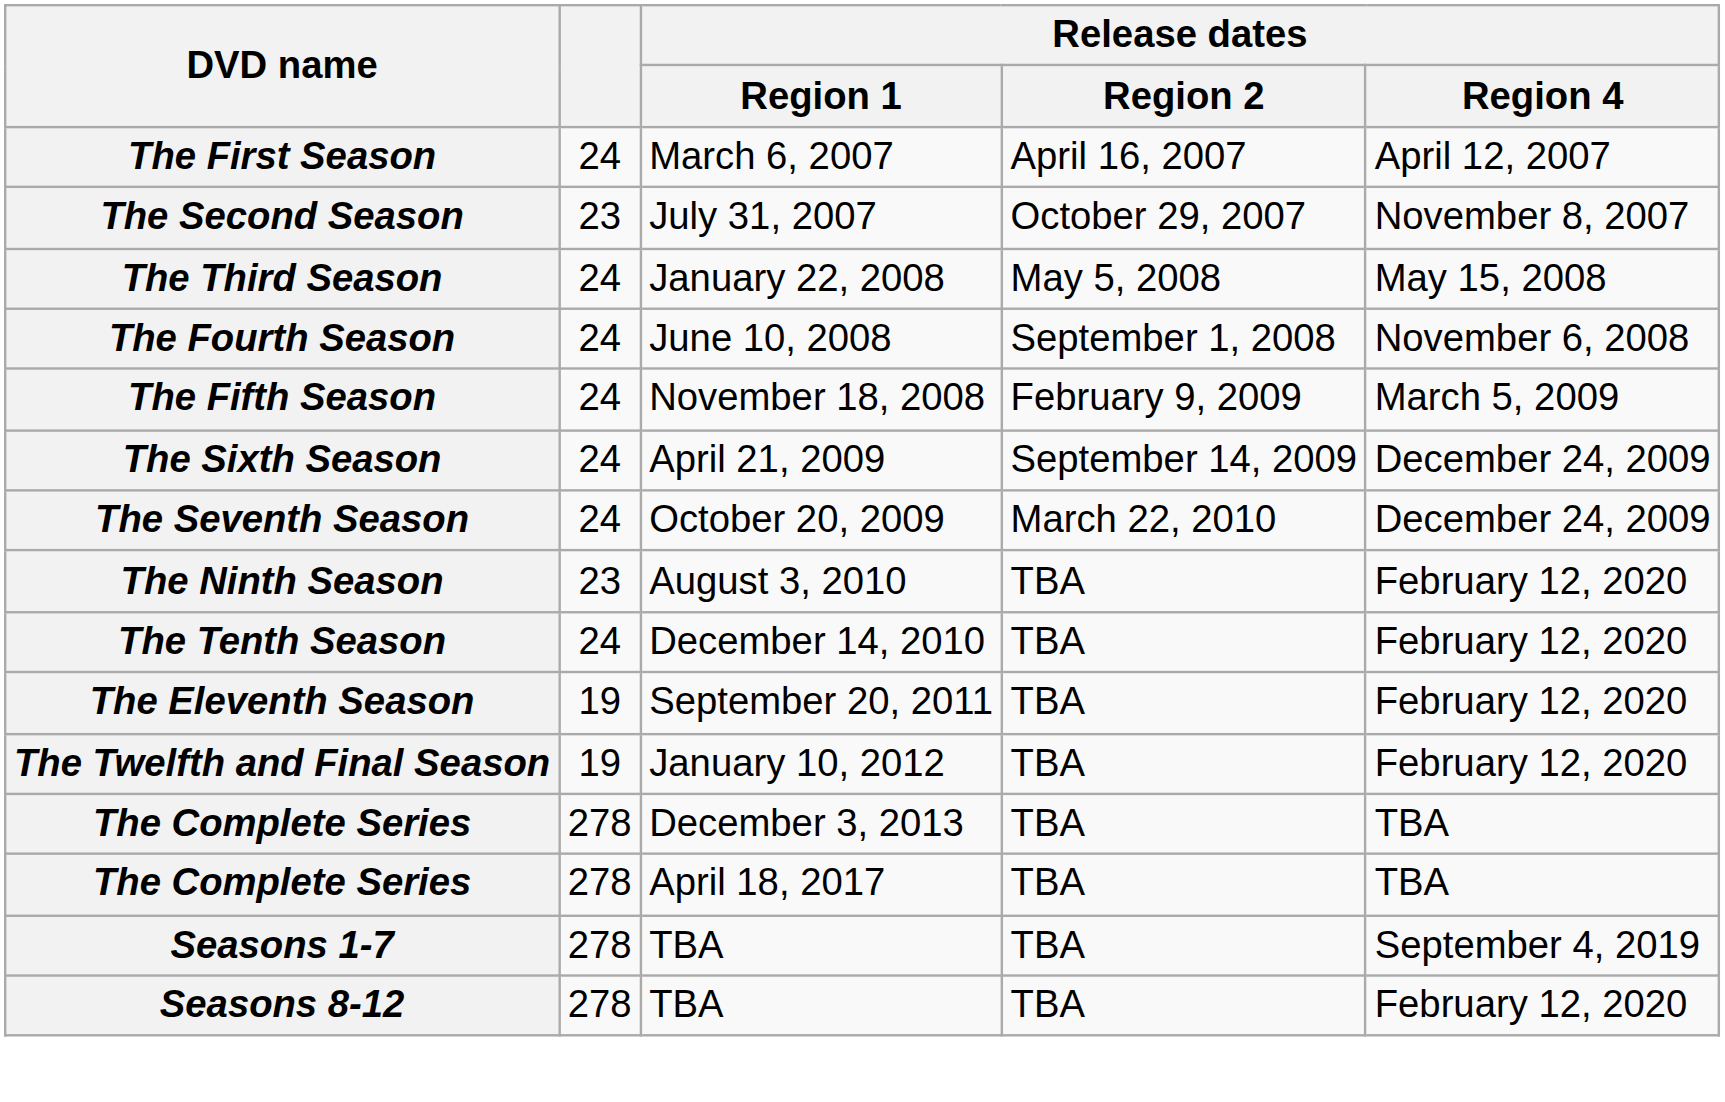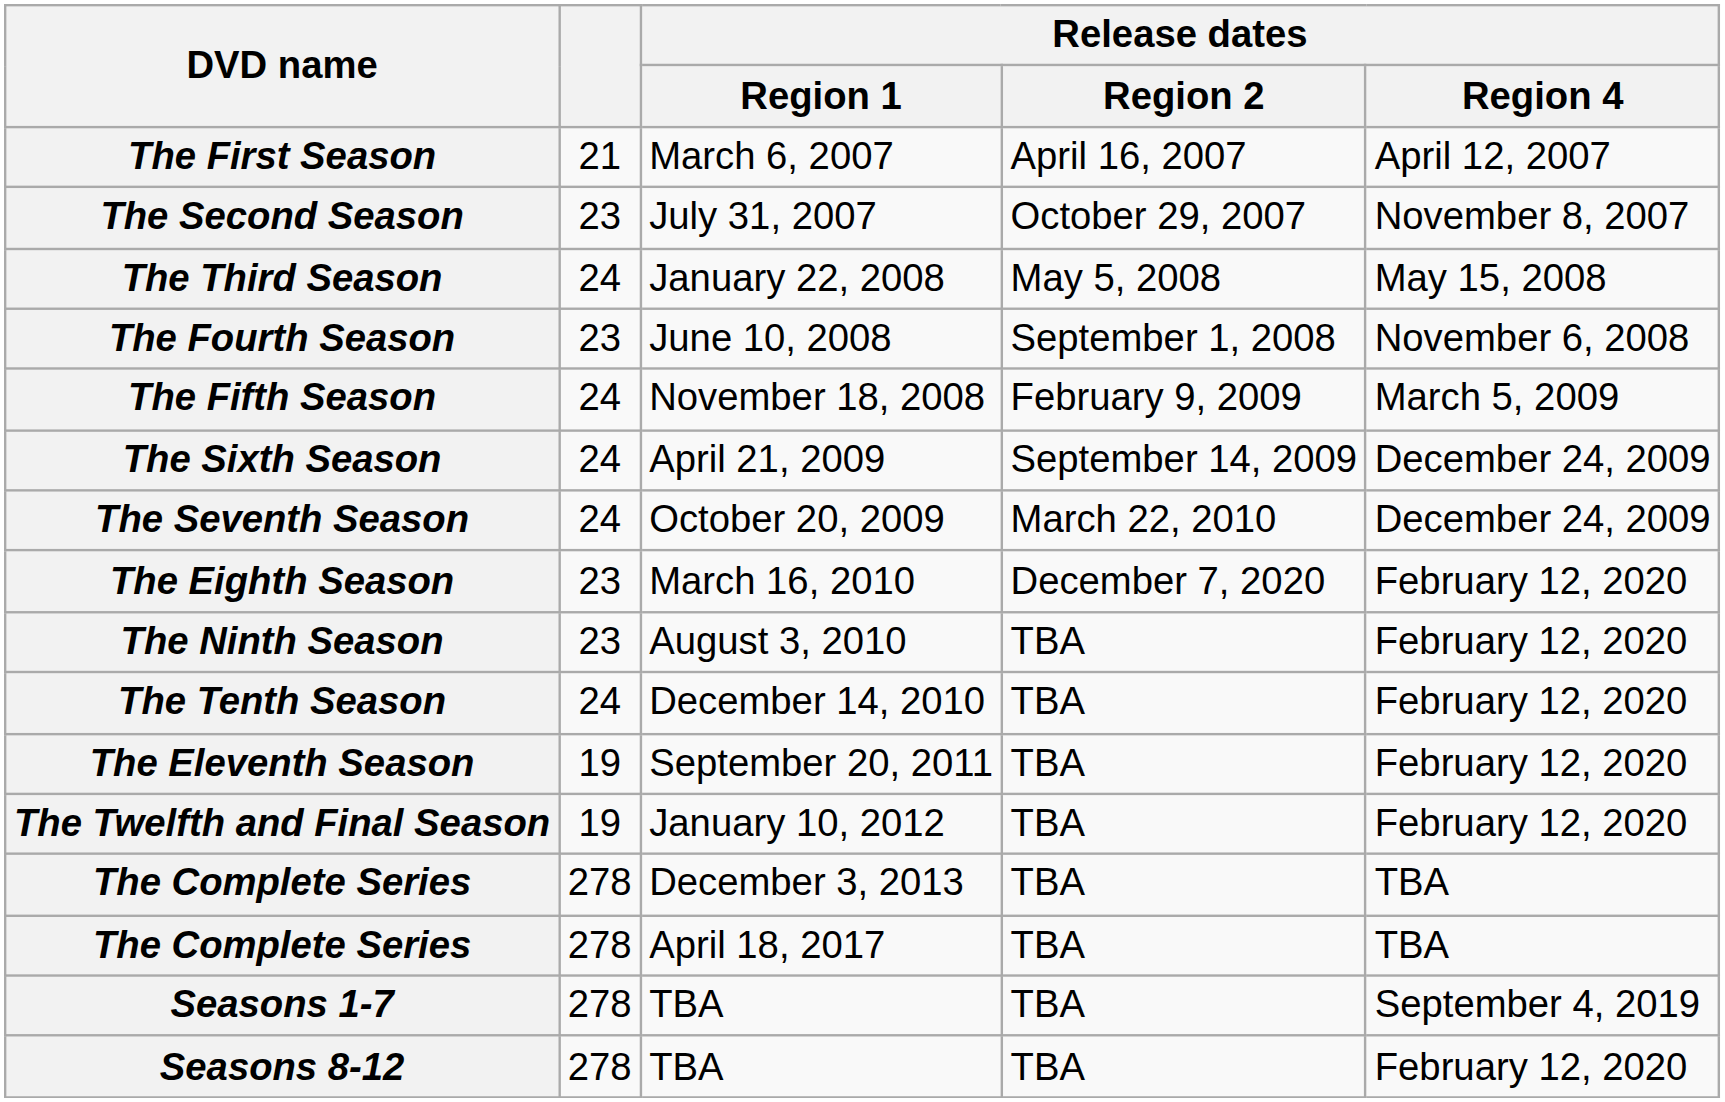(600, 156) 24 -> (600, 156) 21
(600, 338) 24 -> (600, 338) 23
+ row: (282, 580)
